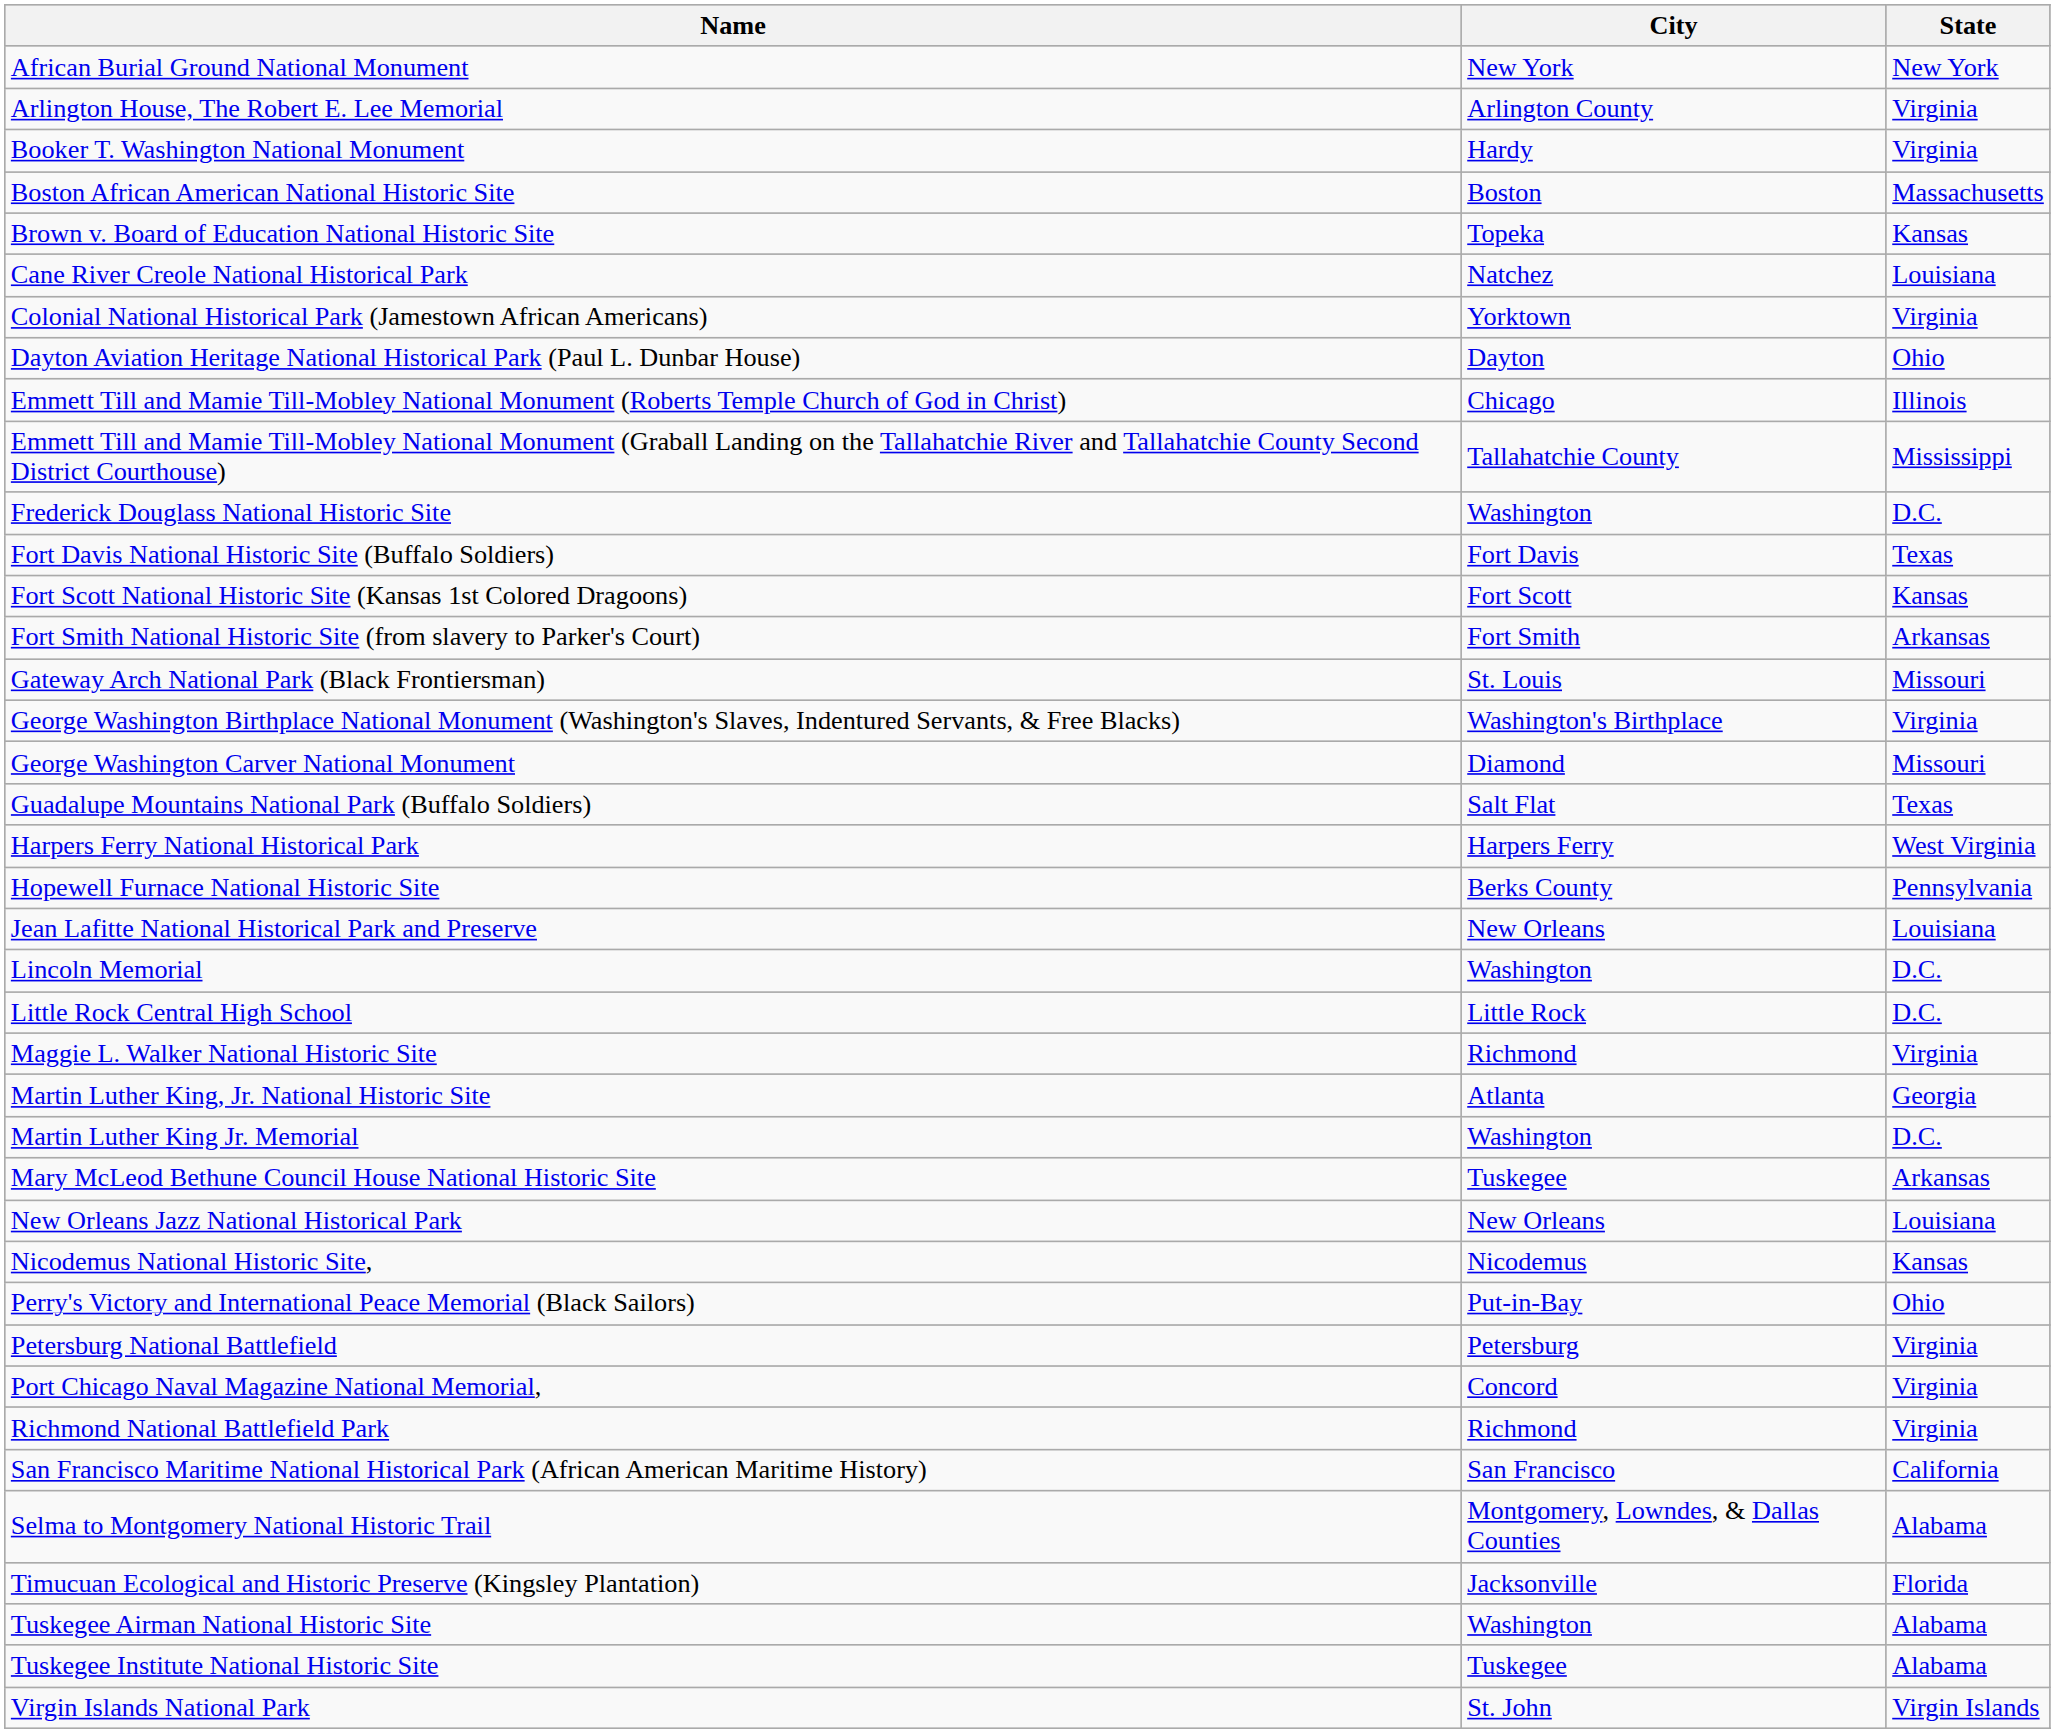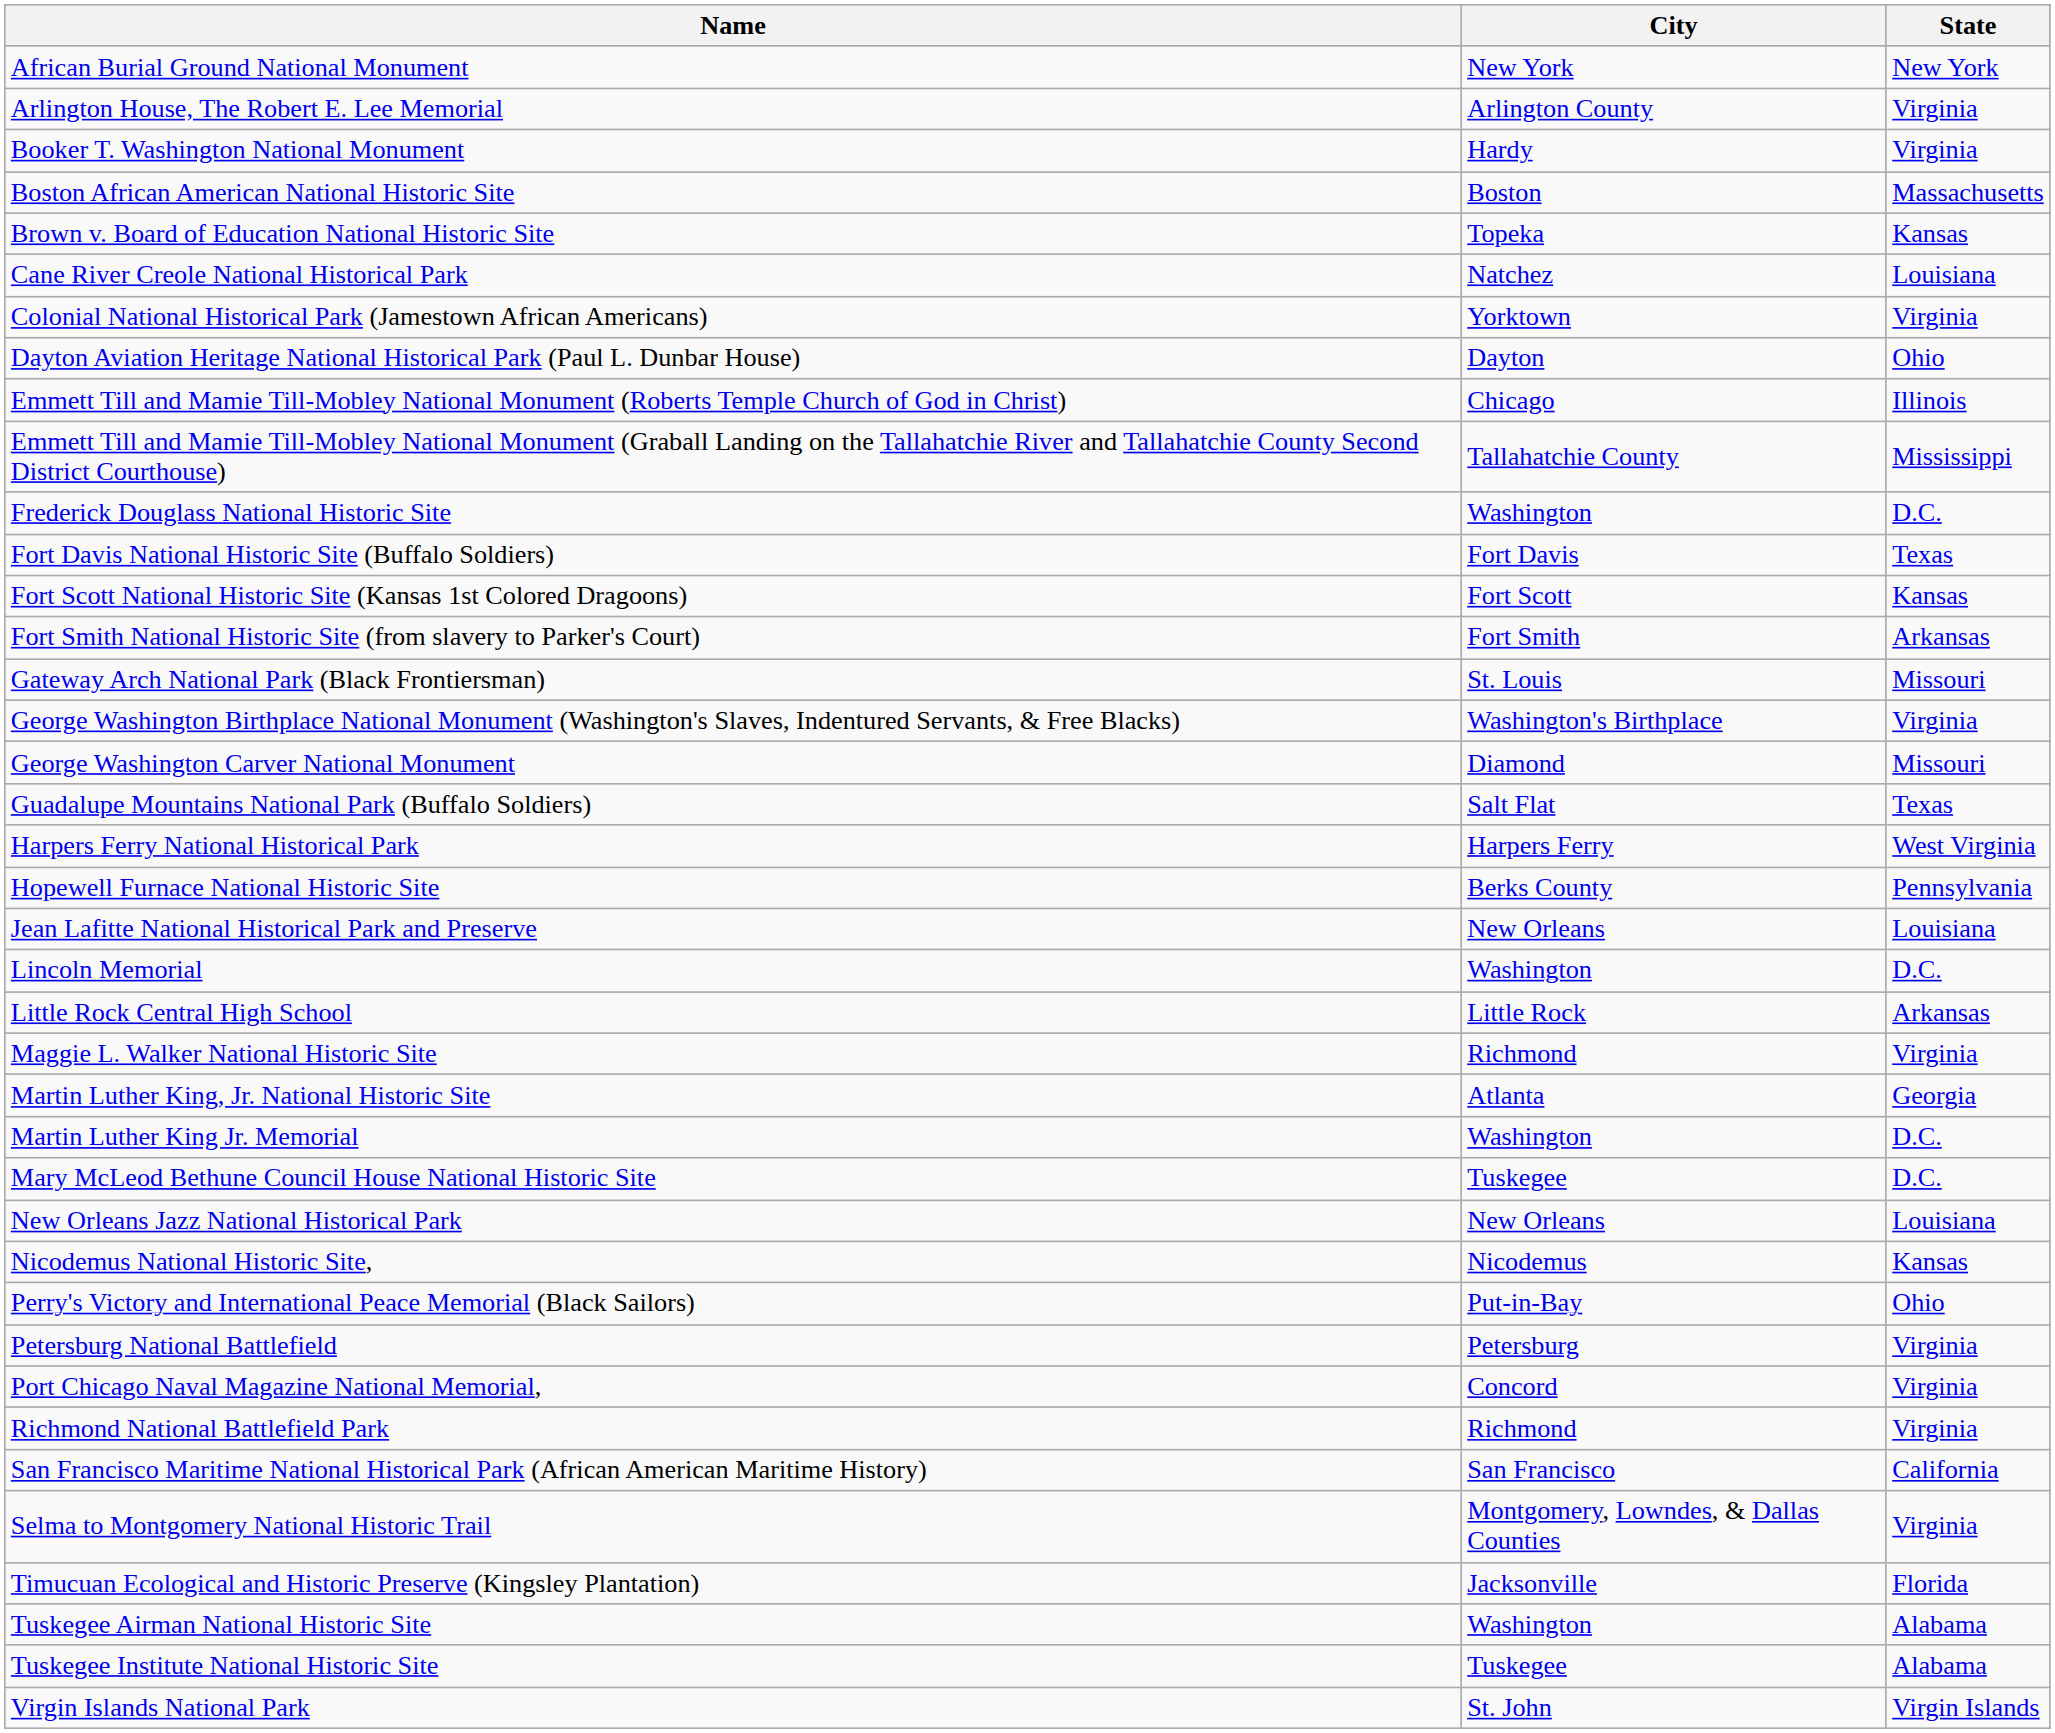(1917, 1011) D.C. -> (1941, 1011) Arkansas
(1941, 1178) Arkansas -> (1917, 1178) D.C.
(1940, 1526) Alabama -> (1935, 1526) Virginia
